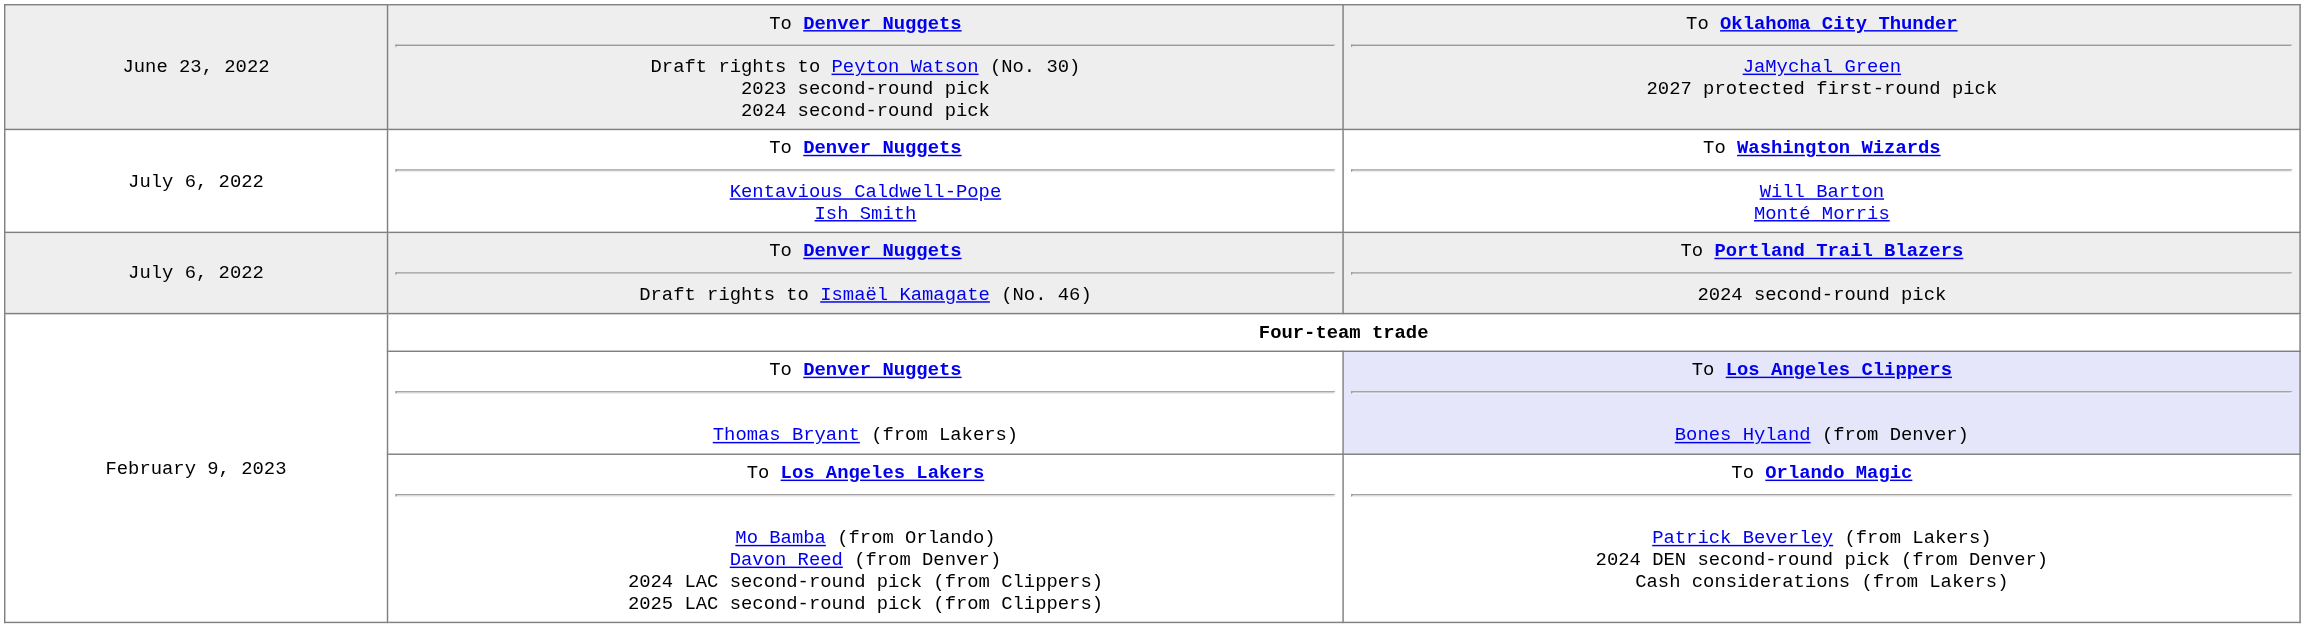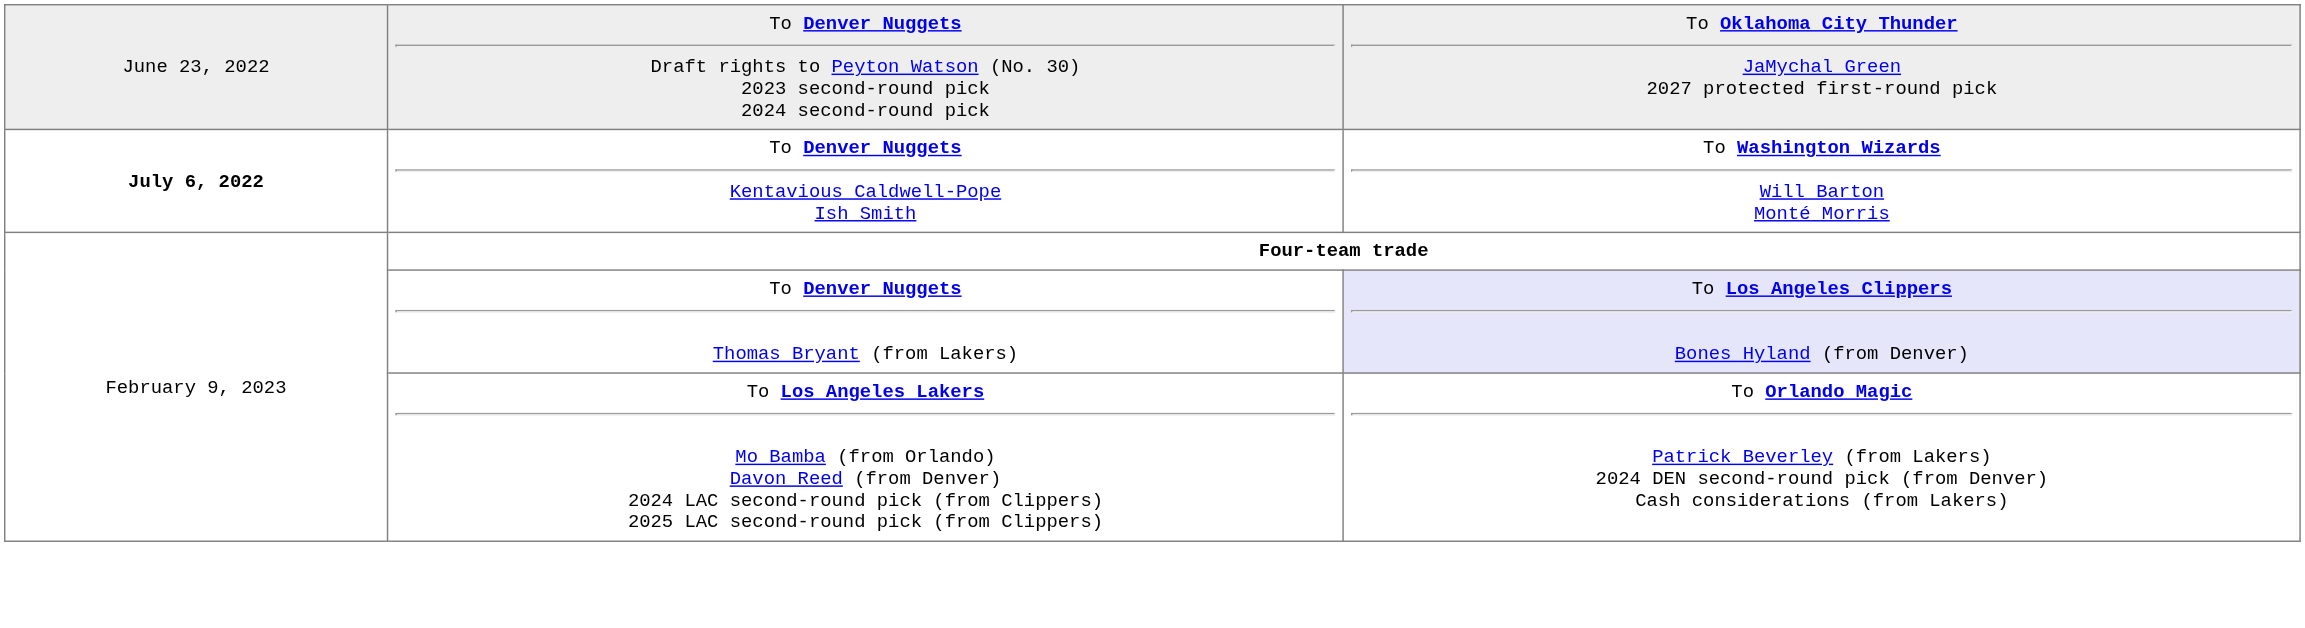(196, 181) normal -> (196, 181) bold
- row: (865, 273)
